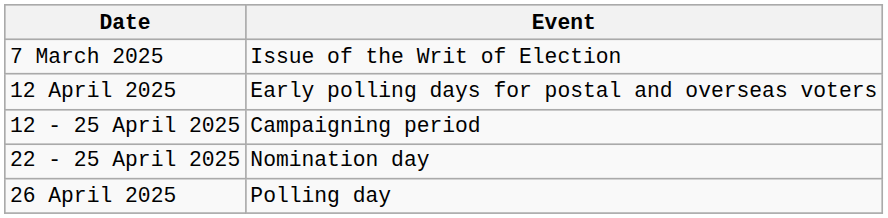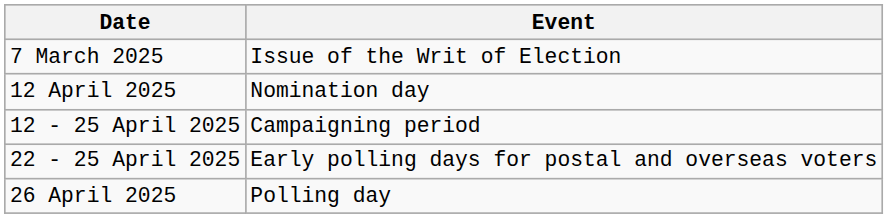(564, 92) Early polling days for postal and overseas voters -> (340, 92) Nomination day
(340, 161) Nomination day -> (564, 161) Early polling days for postal and overseas voters
